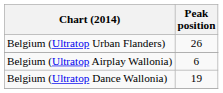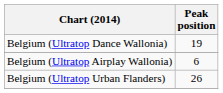rows swapped: (86, 43) <-> (87, 79)
